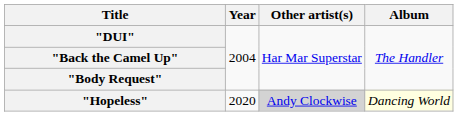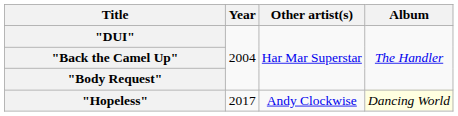(242, 100) 2020 -> (242, 100) 2017
(312, 100) lightgrey background -> (312, 100) no background
